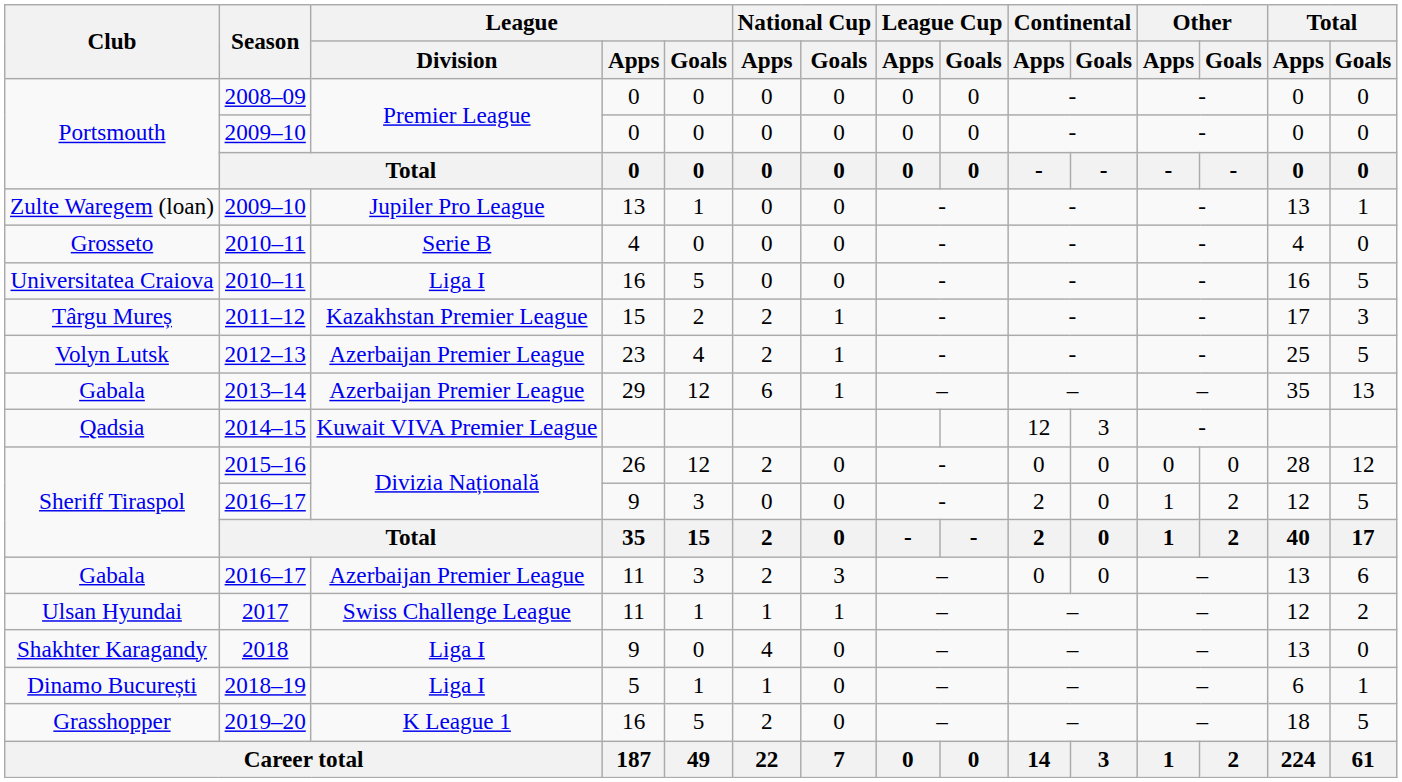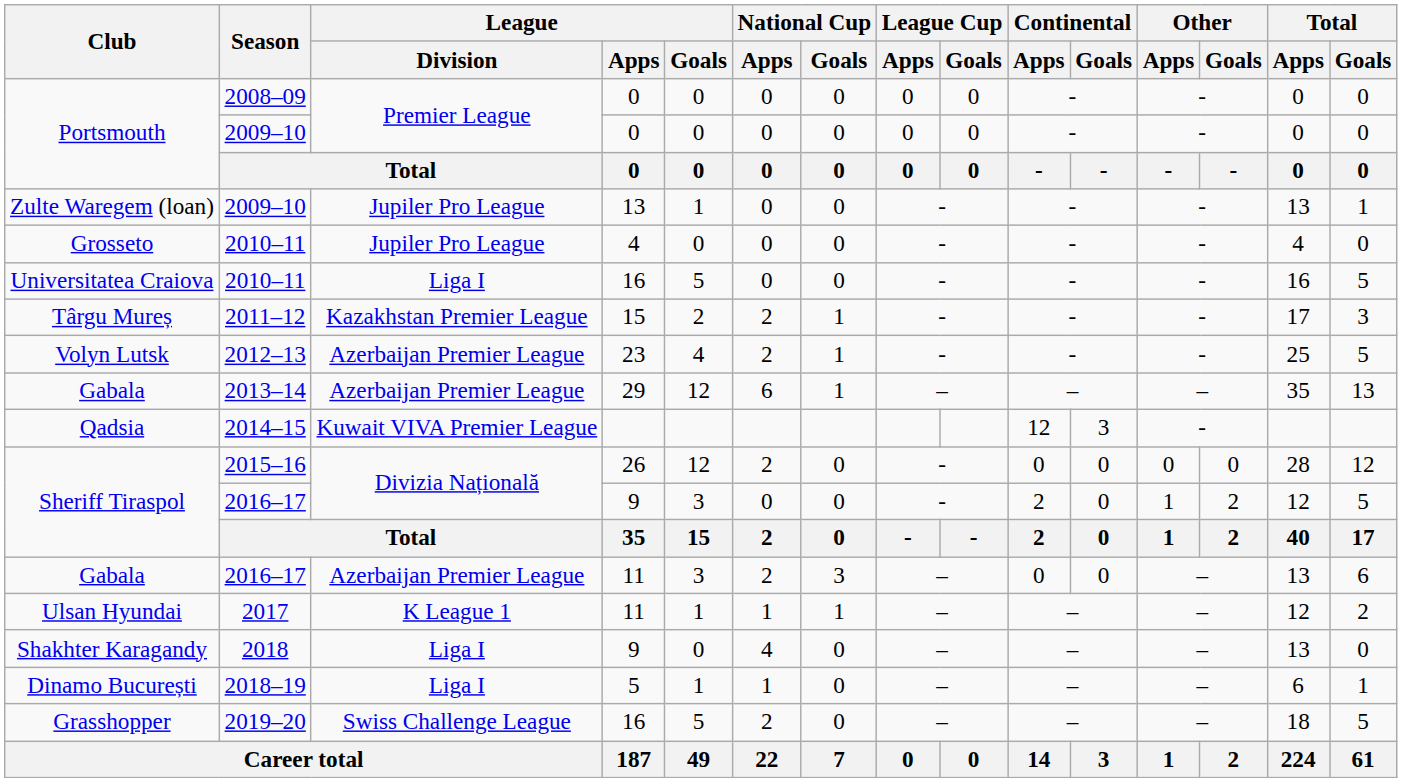(457, 243) Serie B -> (457, 243) Jupiler Pro League
(457, 611) Swiss Challenge League -> (457, 611) K League 1
(457, 721) K League 1 -> (457, 721) Swiss Challenge League
